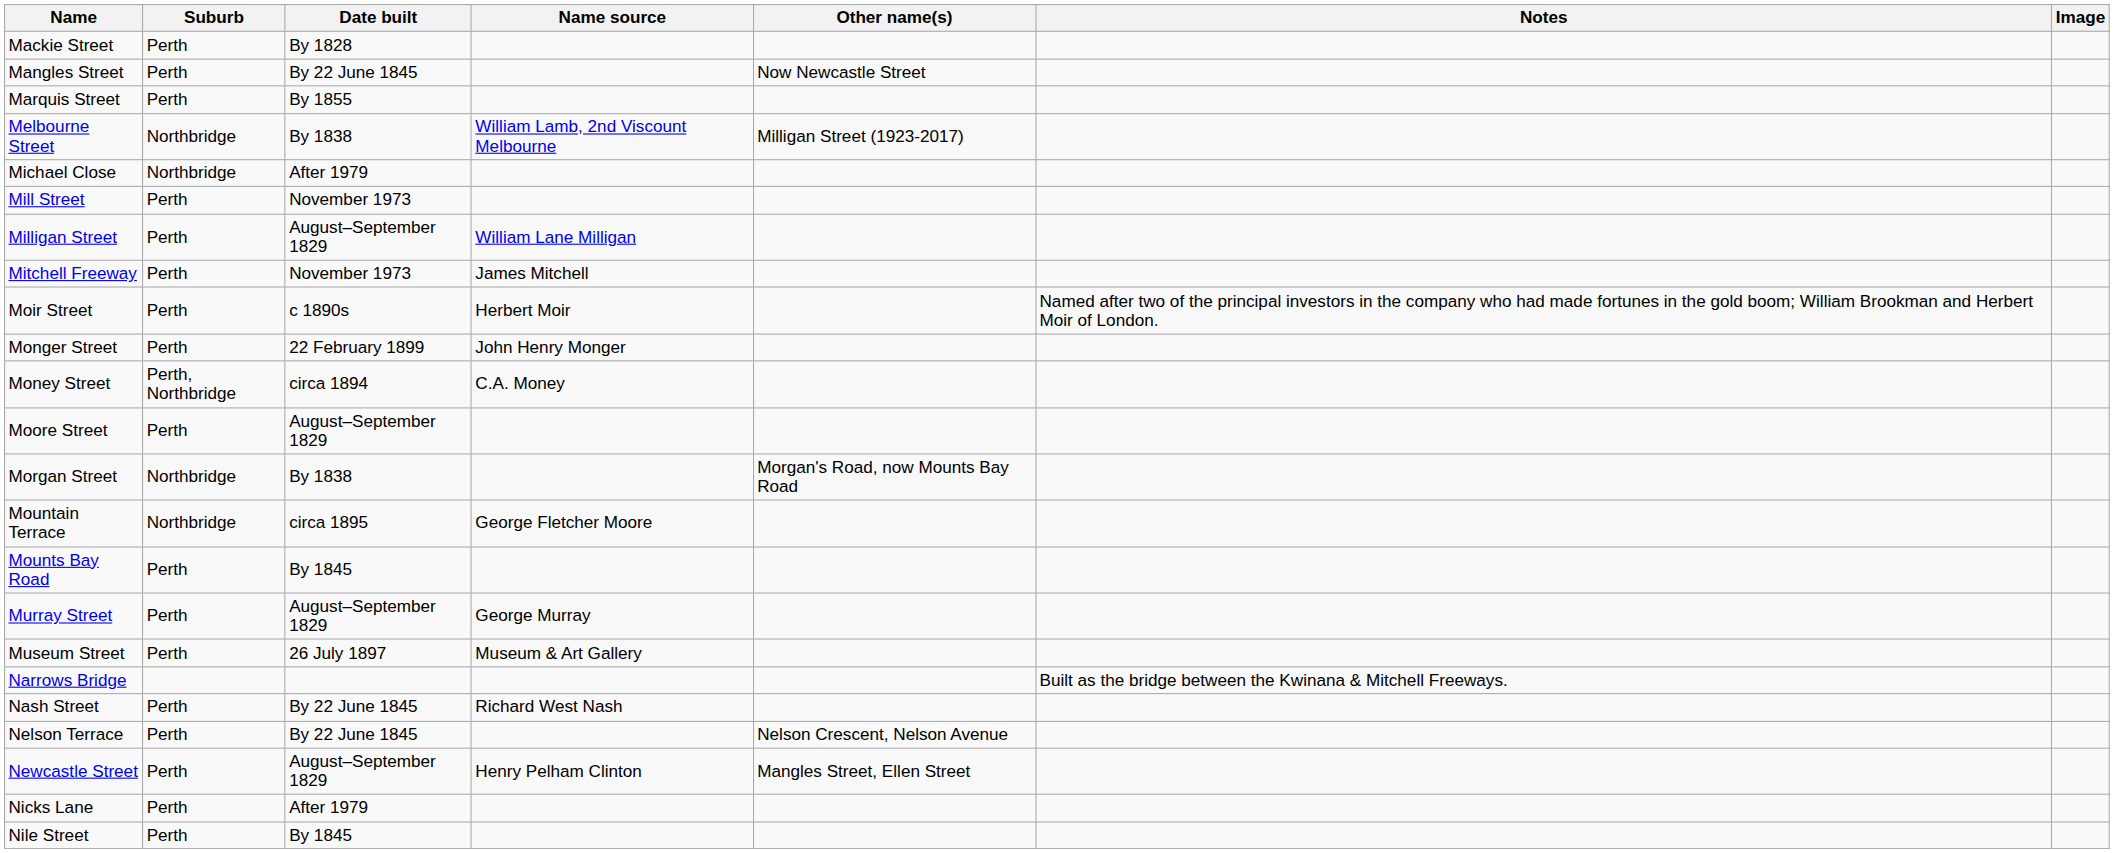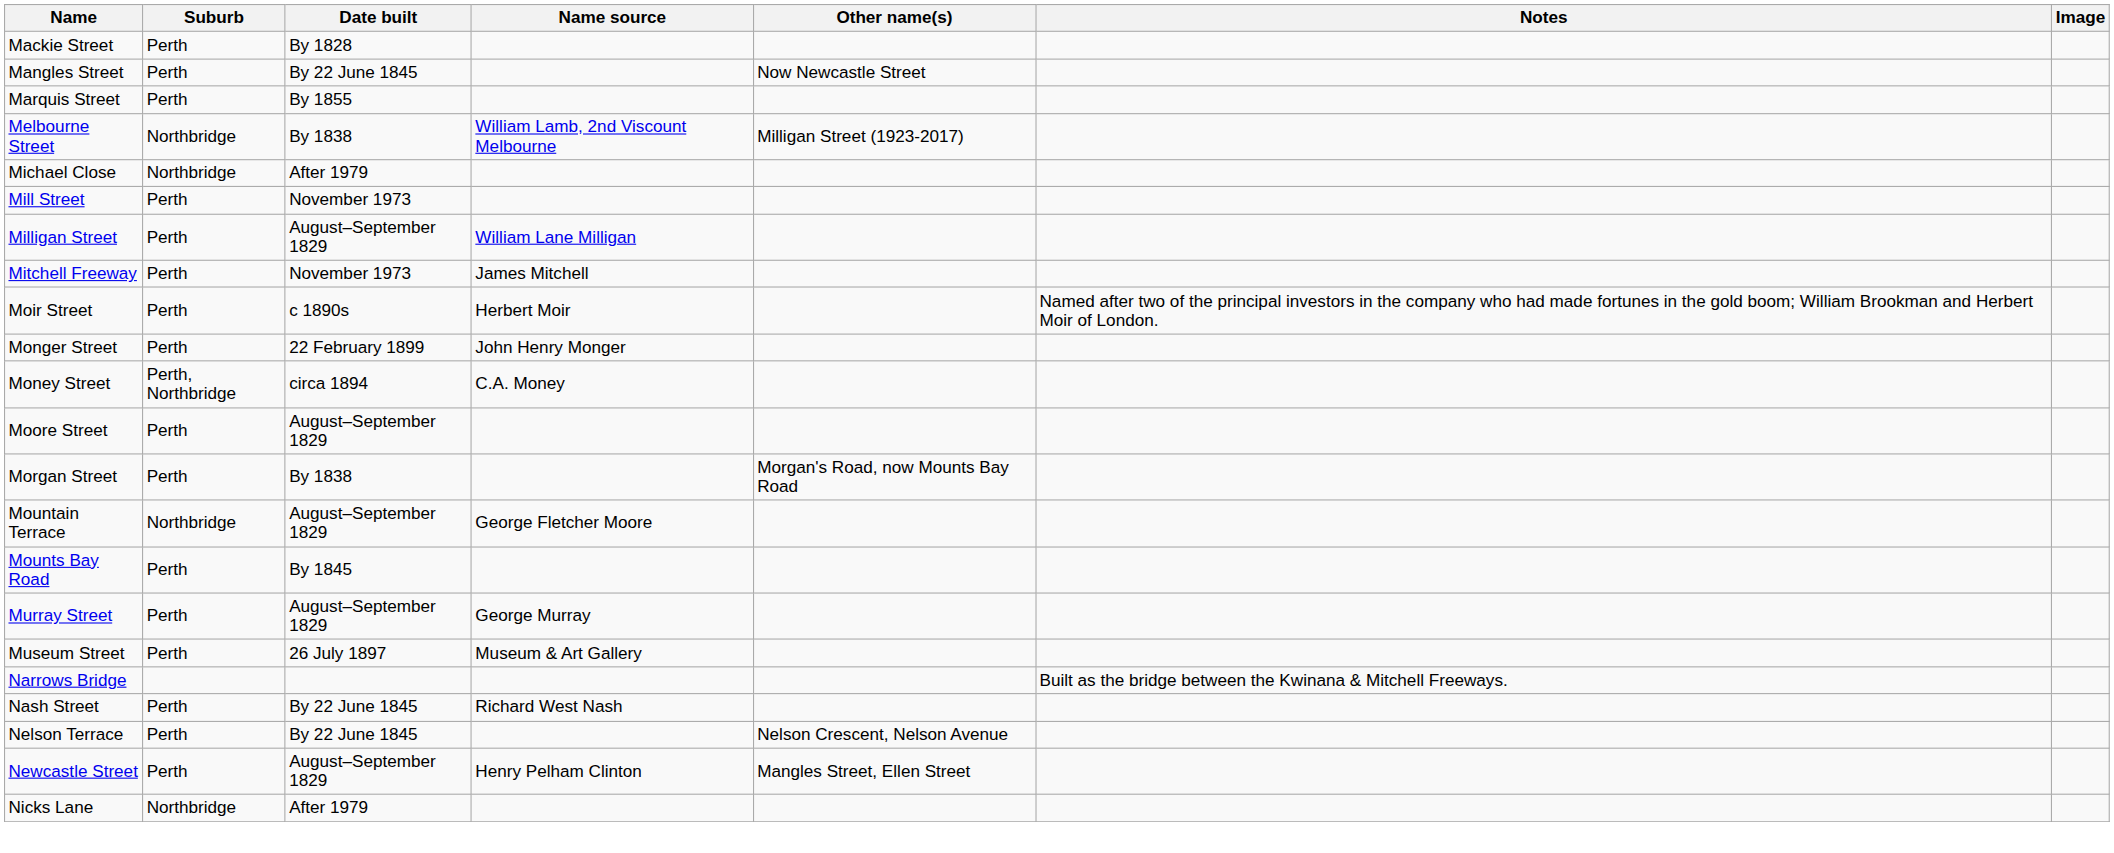(191, 476) Northbridge -> (167, 476) Perth
(329, 523) circa 1895 -> (362, 523) August–September 1829
(167, 808) Perth -> (191, 808) Northbridge
- row: (48, 835)
